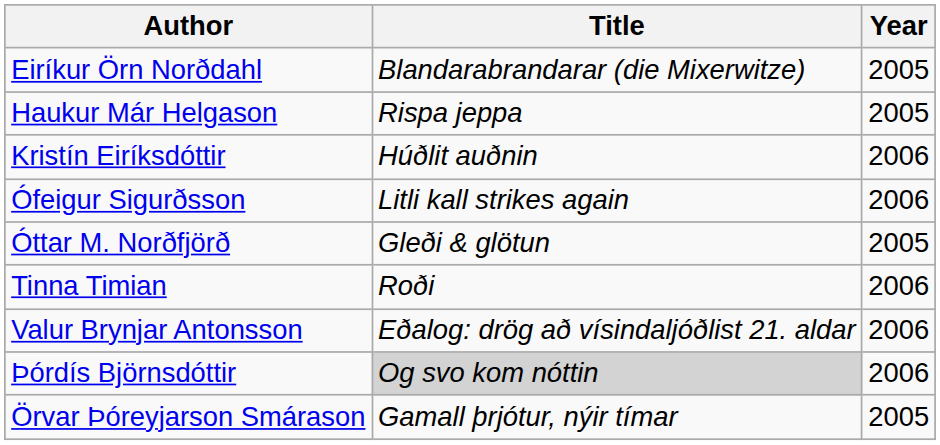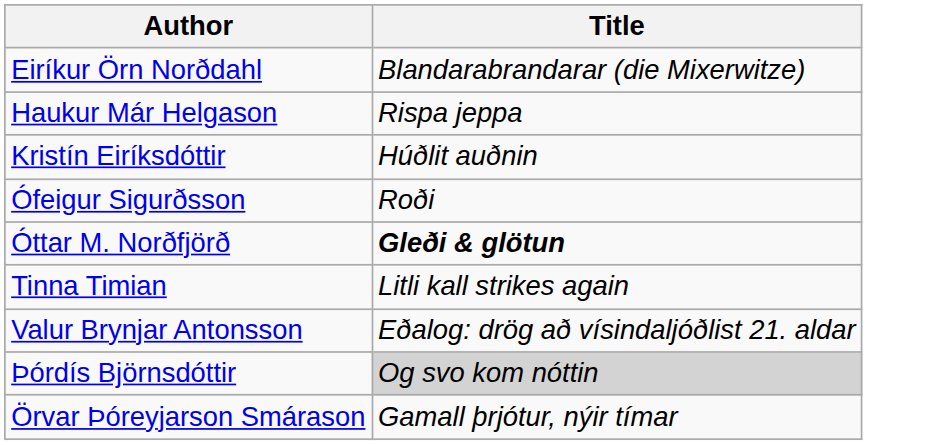- column: (899, 26)
(504, 199) Litli kall strikes again -> (406, 199) Roði
(464, 243) normal -> (472, 243) bold
(406, 286) Roði -> (504, 286) Litli kall strikes again
